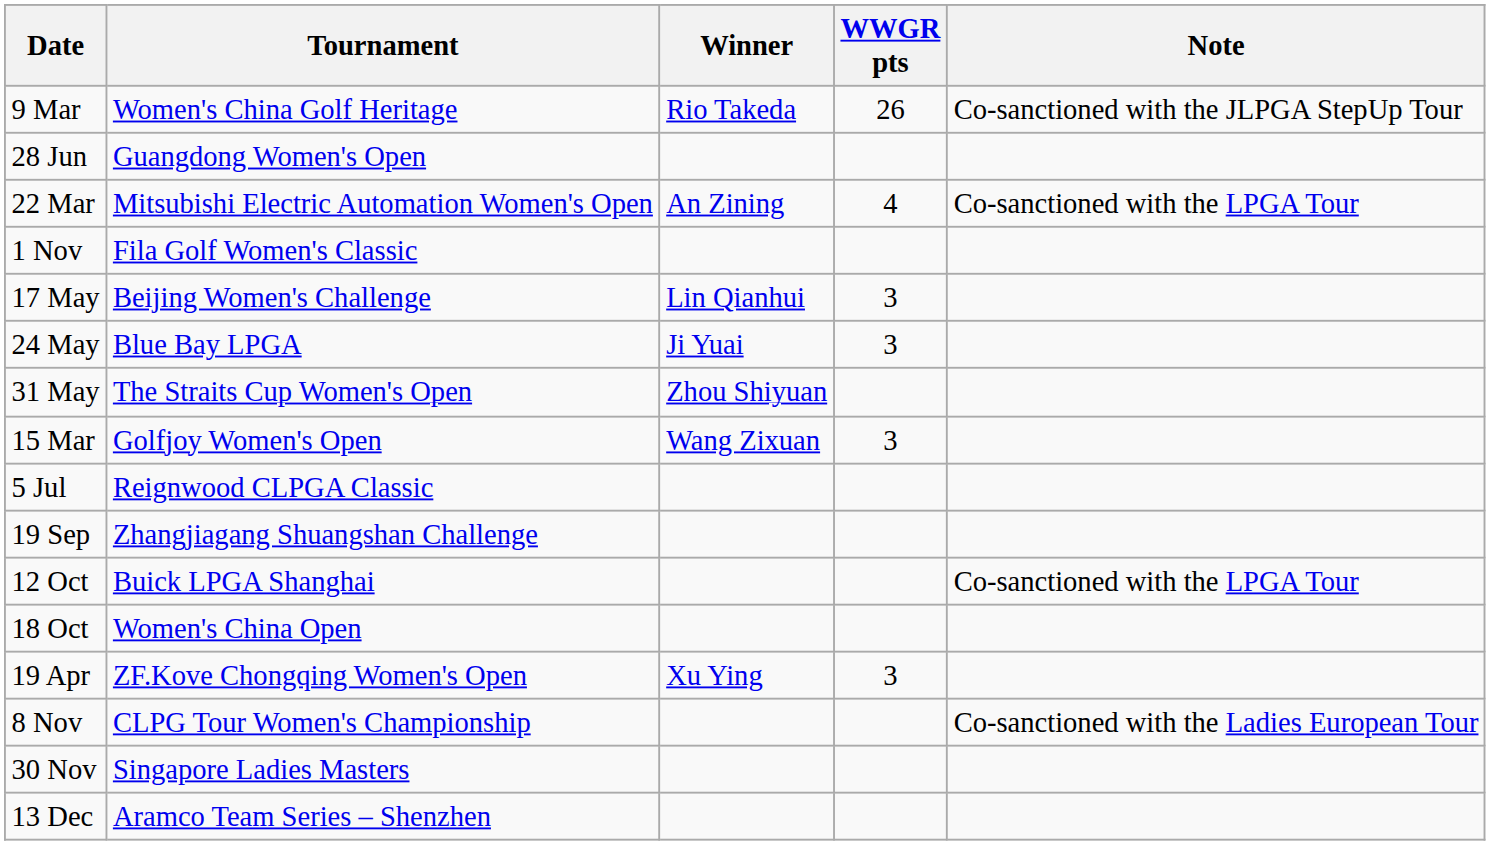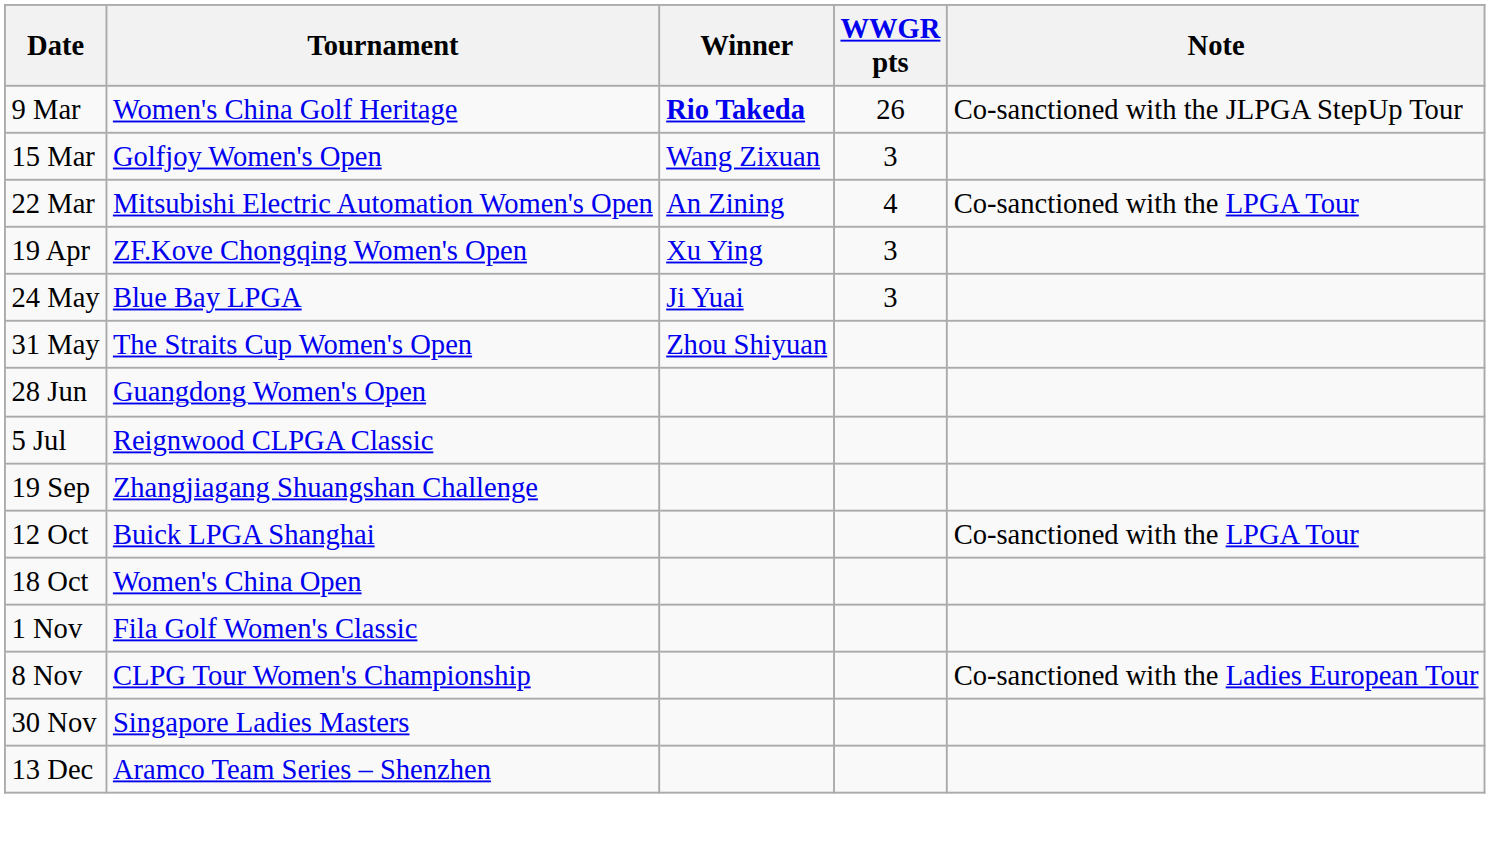(731, 109) normal -> (736, 109) bold
rows swapped: (53, 439) <-> (49, 156)
rows swapped: (51, 674) <-> (47, 250)
- row: (56, 297)
